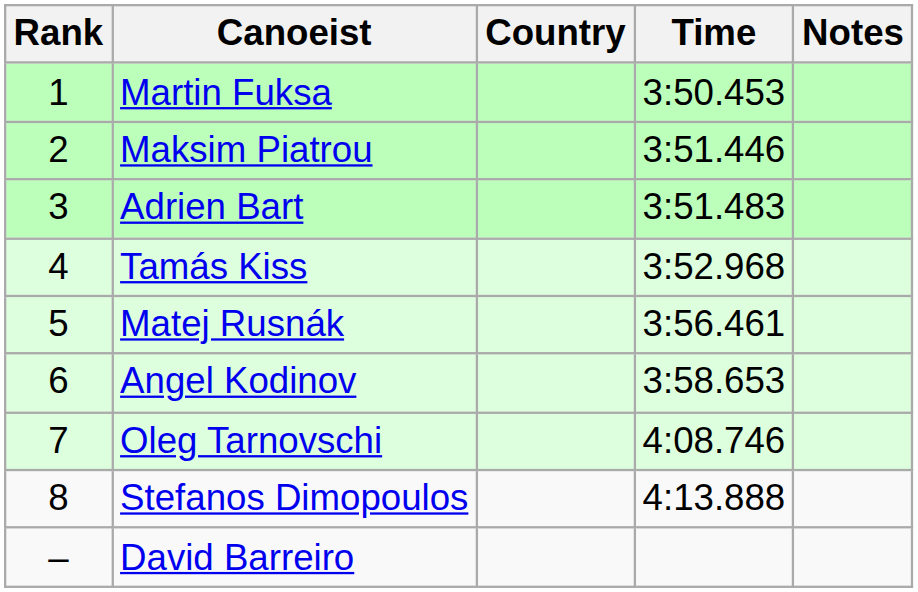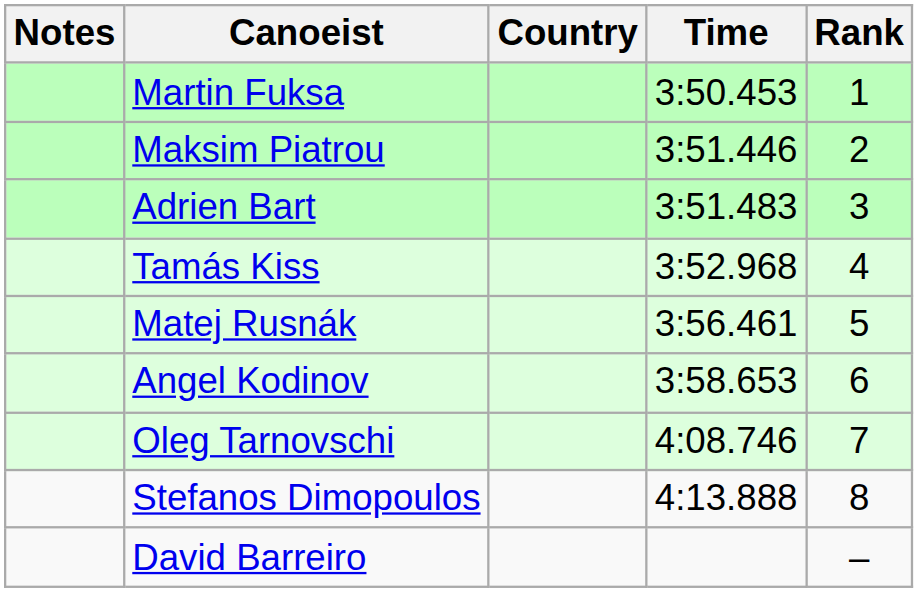columns swapped: (58, 33) <-> (853, 33)
